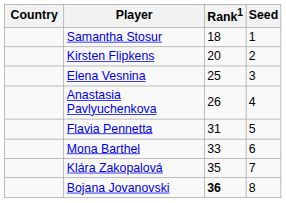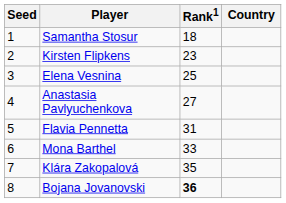columns swapped: (34, 15) <-> (263, 15)
(214, 56) 20 -> (190, 56) 23
(214, 102) 26 -> (190, 102) 27
